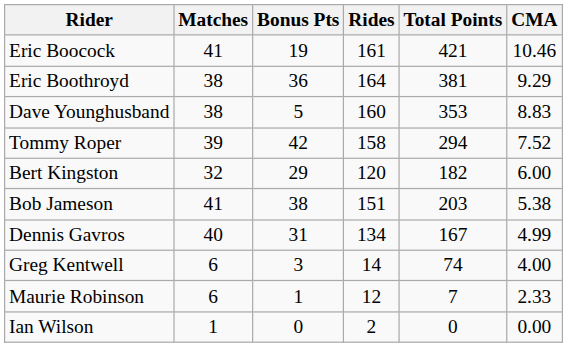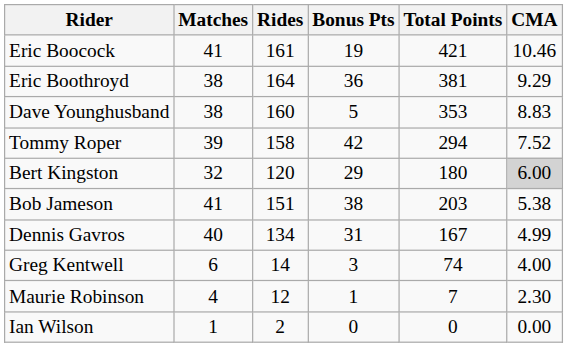columns swapped: (371, 19) <-> (298, 19)
(453, 173) 182 -> (453, 173) 180
(534, 173) no background -> (534, 173) lightgrey background
(213, 296) 6 -> (213, 296) 4
(534, 296) 2.33 -> (534, 296) 2.30
